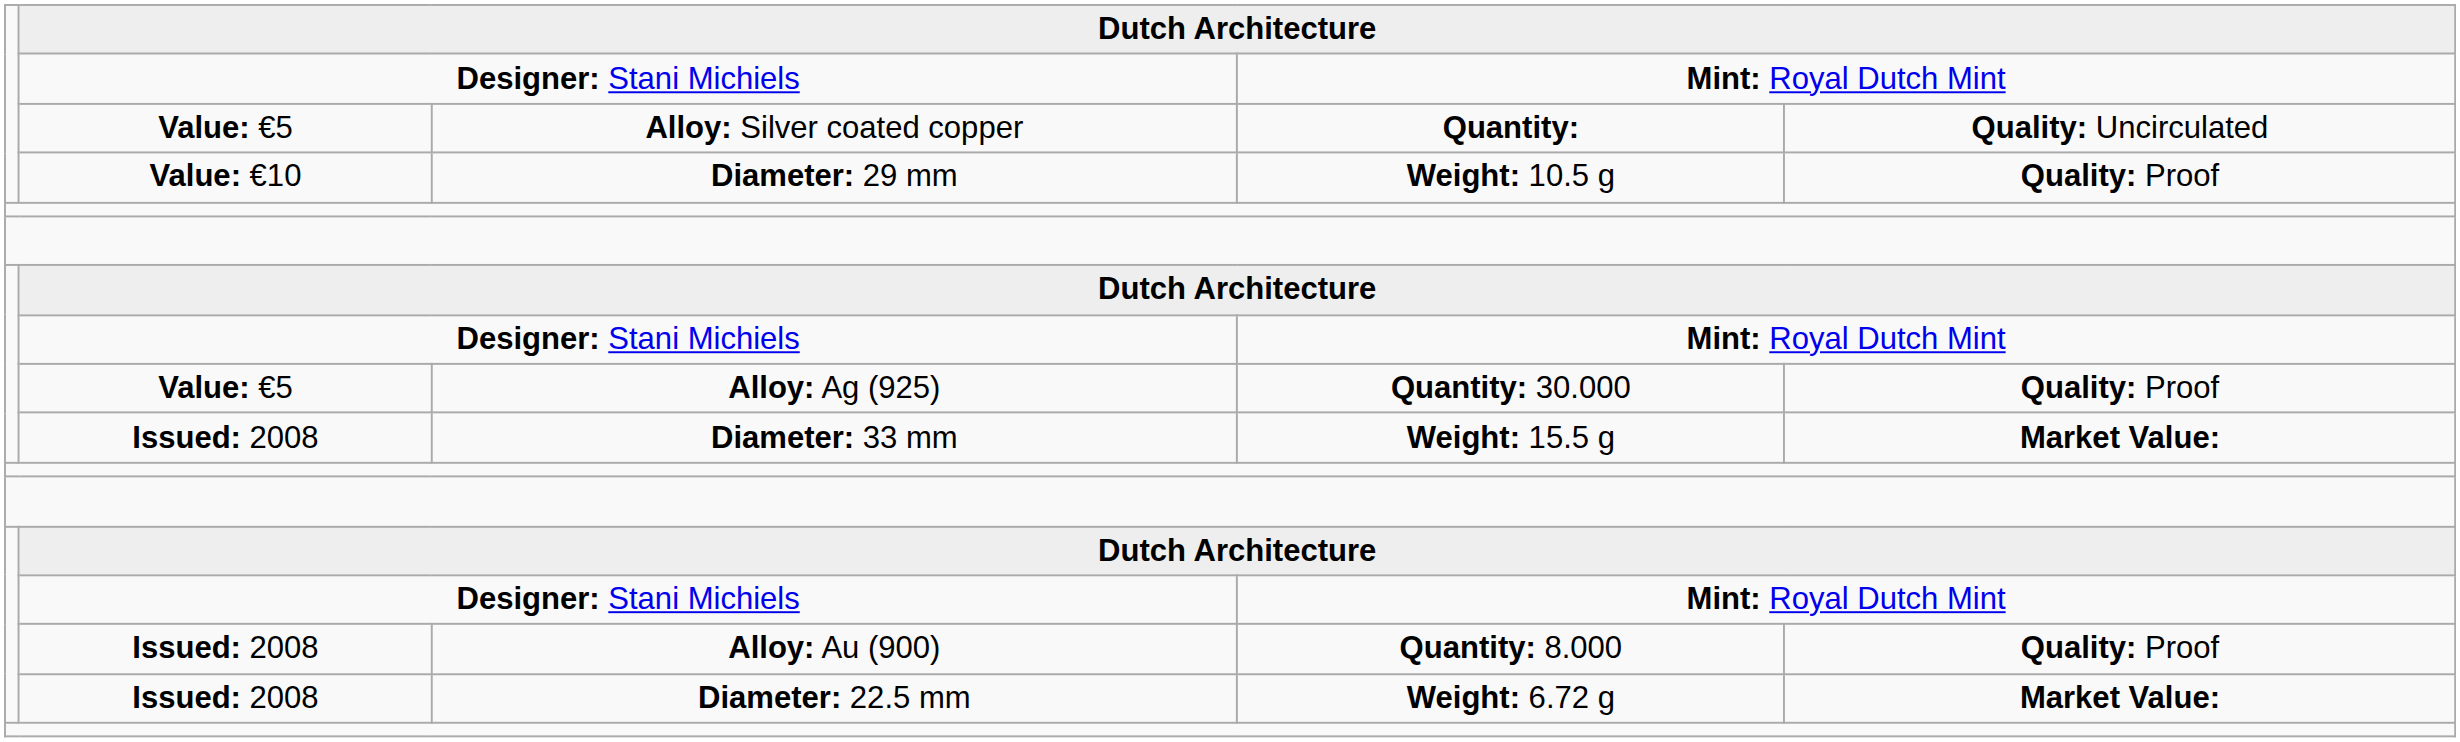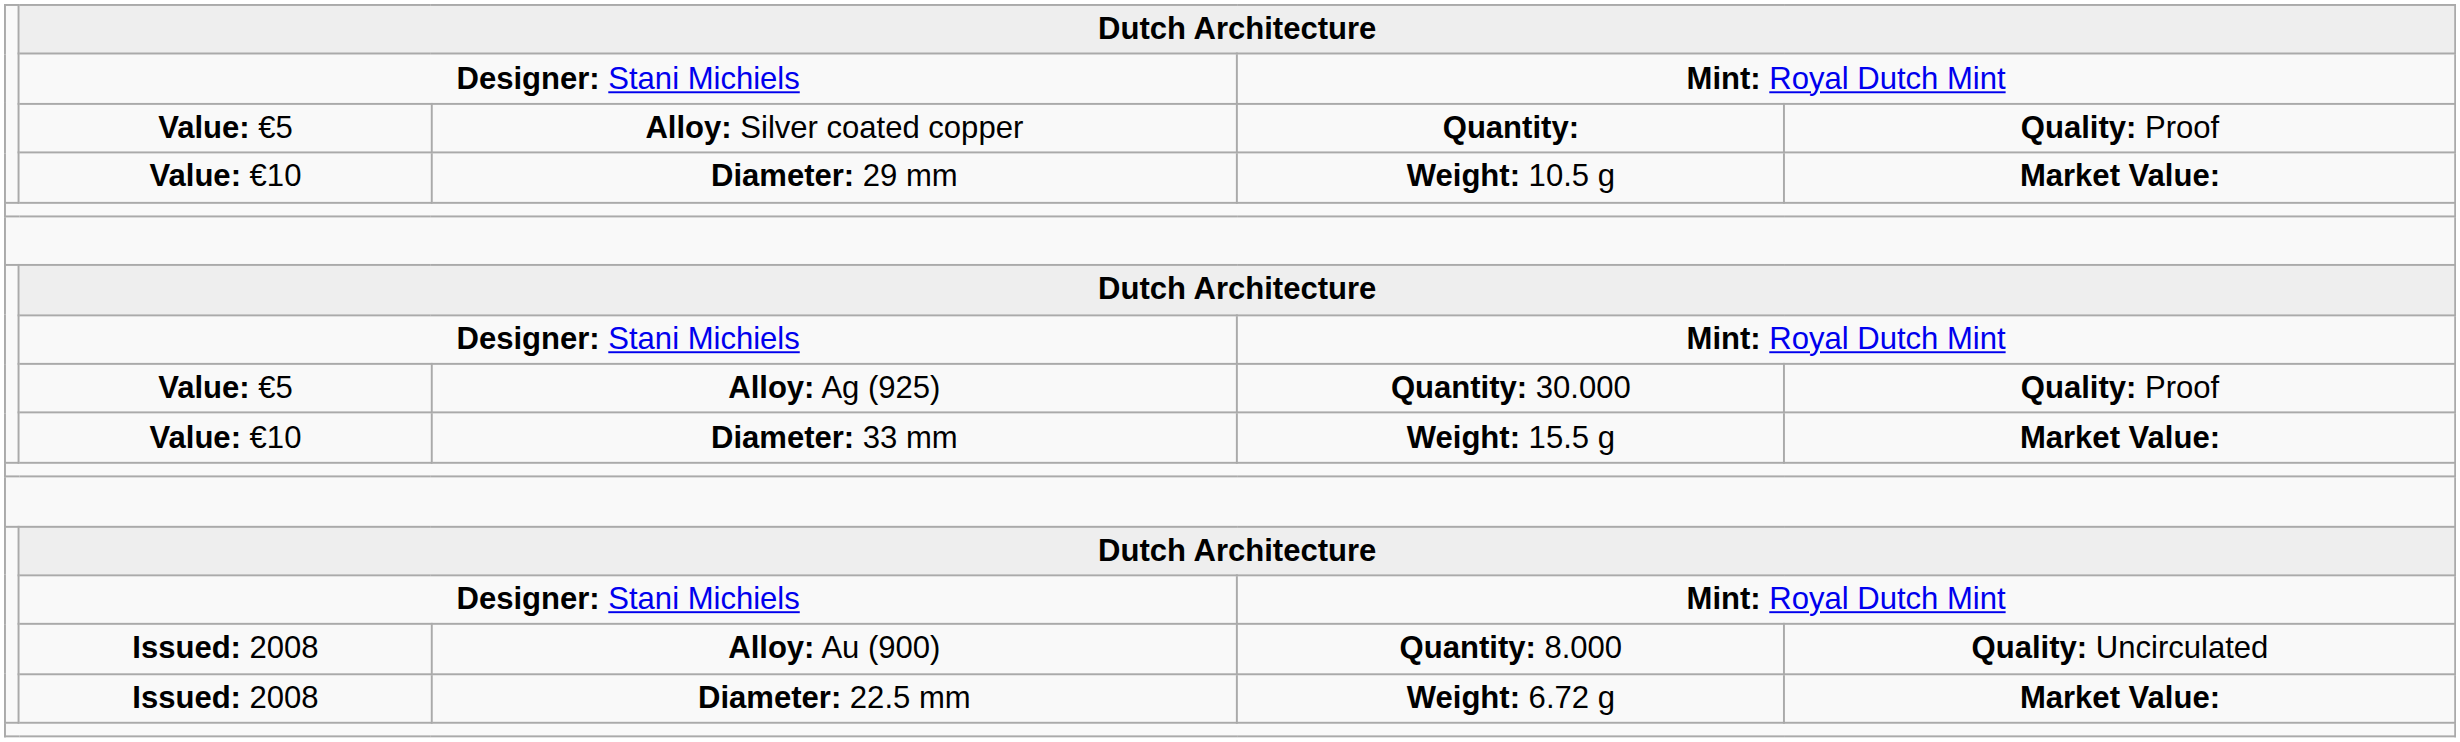(2120, 127) Quality: Uncirculated -> (2120, 127) Quality: Proof
(2120, 176) Quality: Proof -> (2120, 176) Market Value:
(225, 437) Issued: 2008 -> (225, 437) Value: €10
(2120, 648) Quality: Proof -> (2120, 648) Quality: Uncirculated
